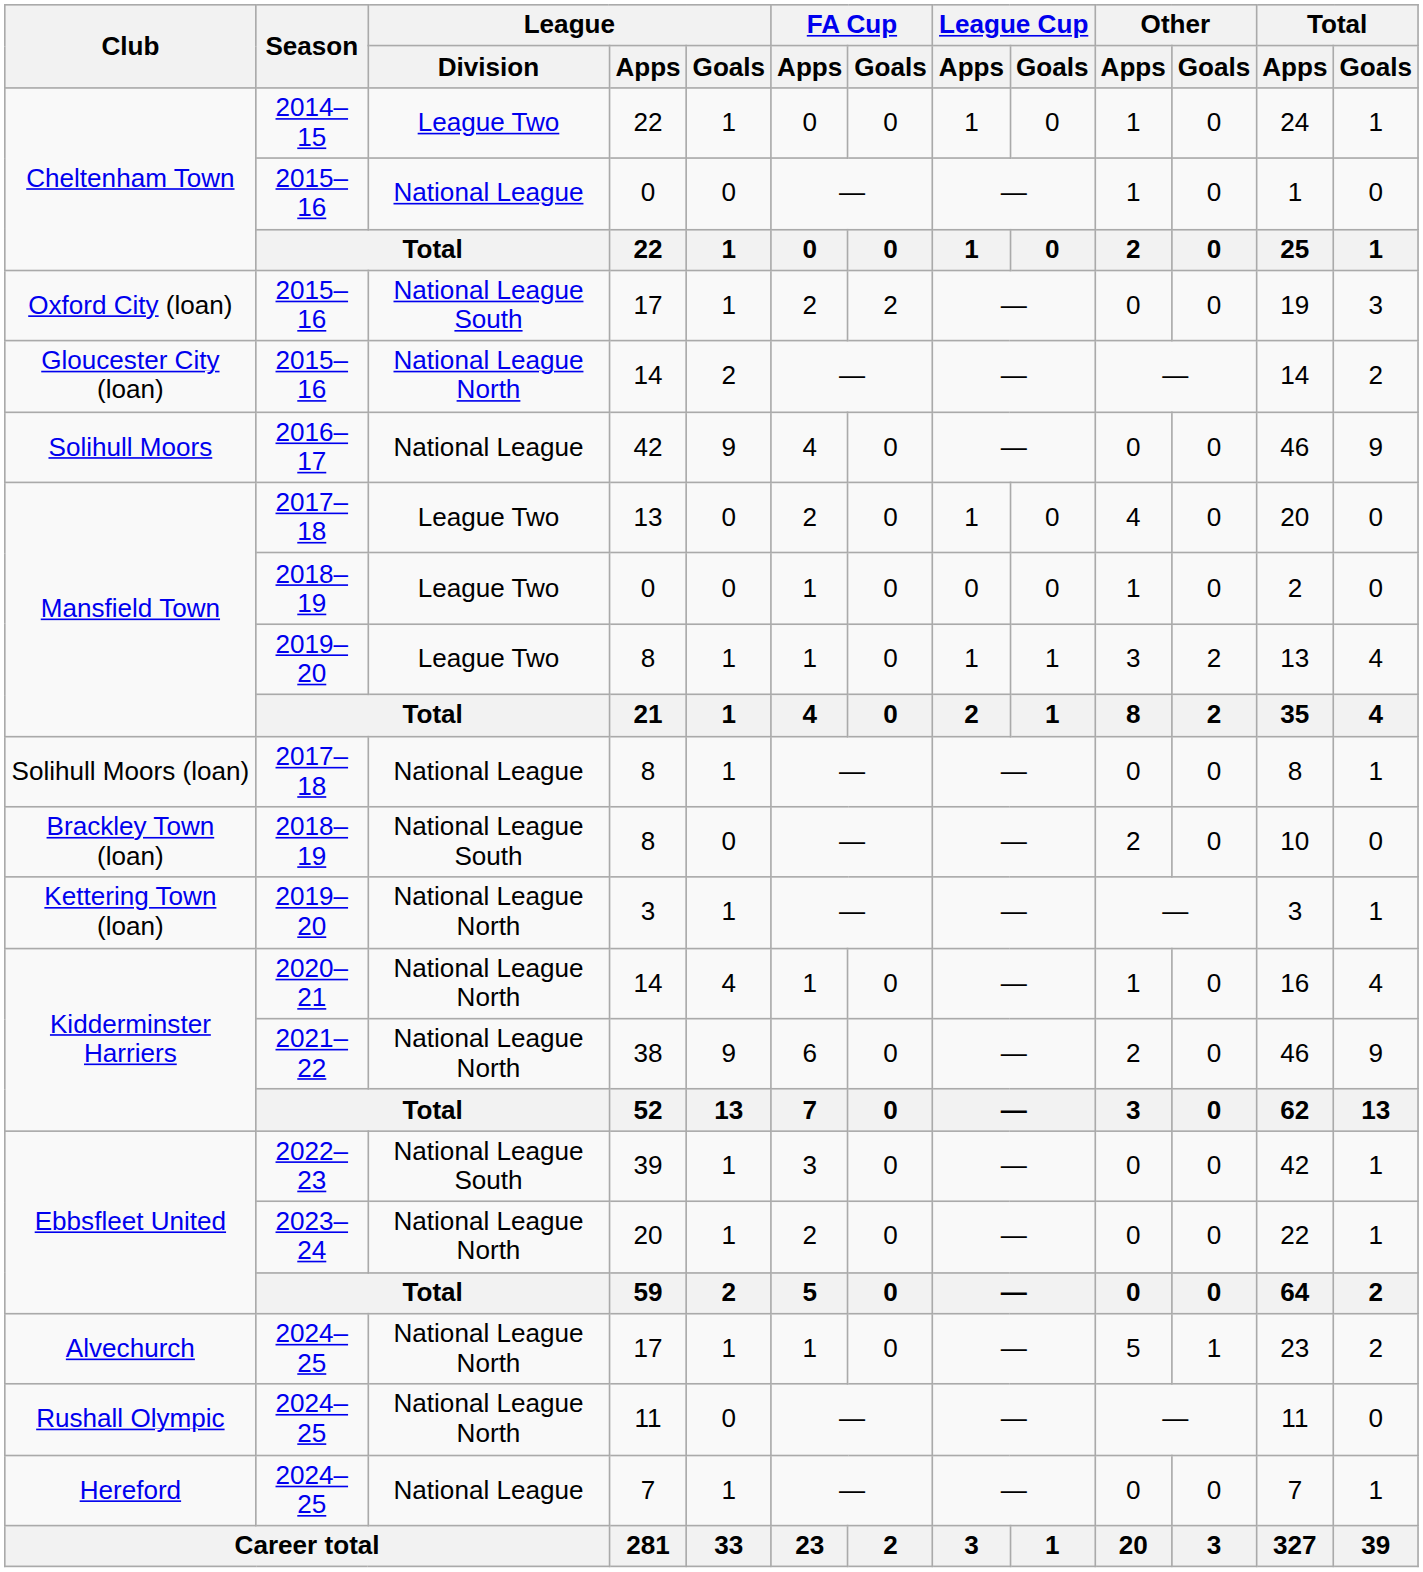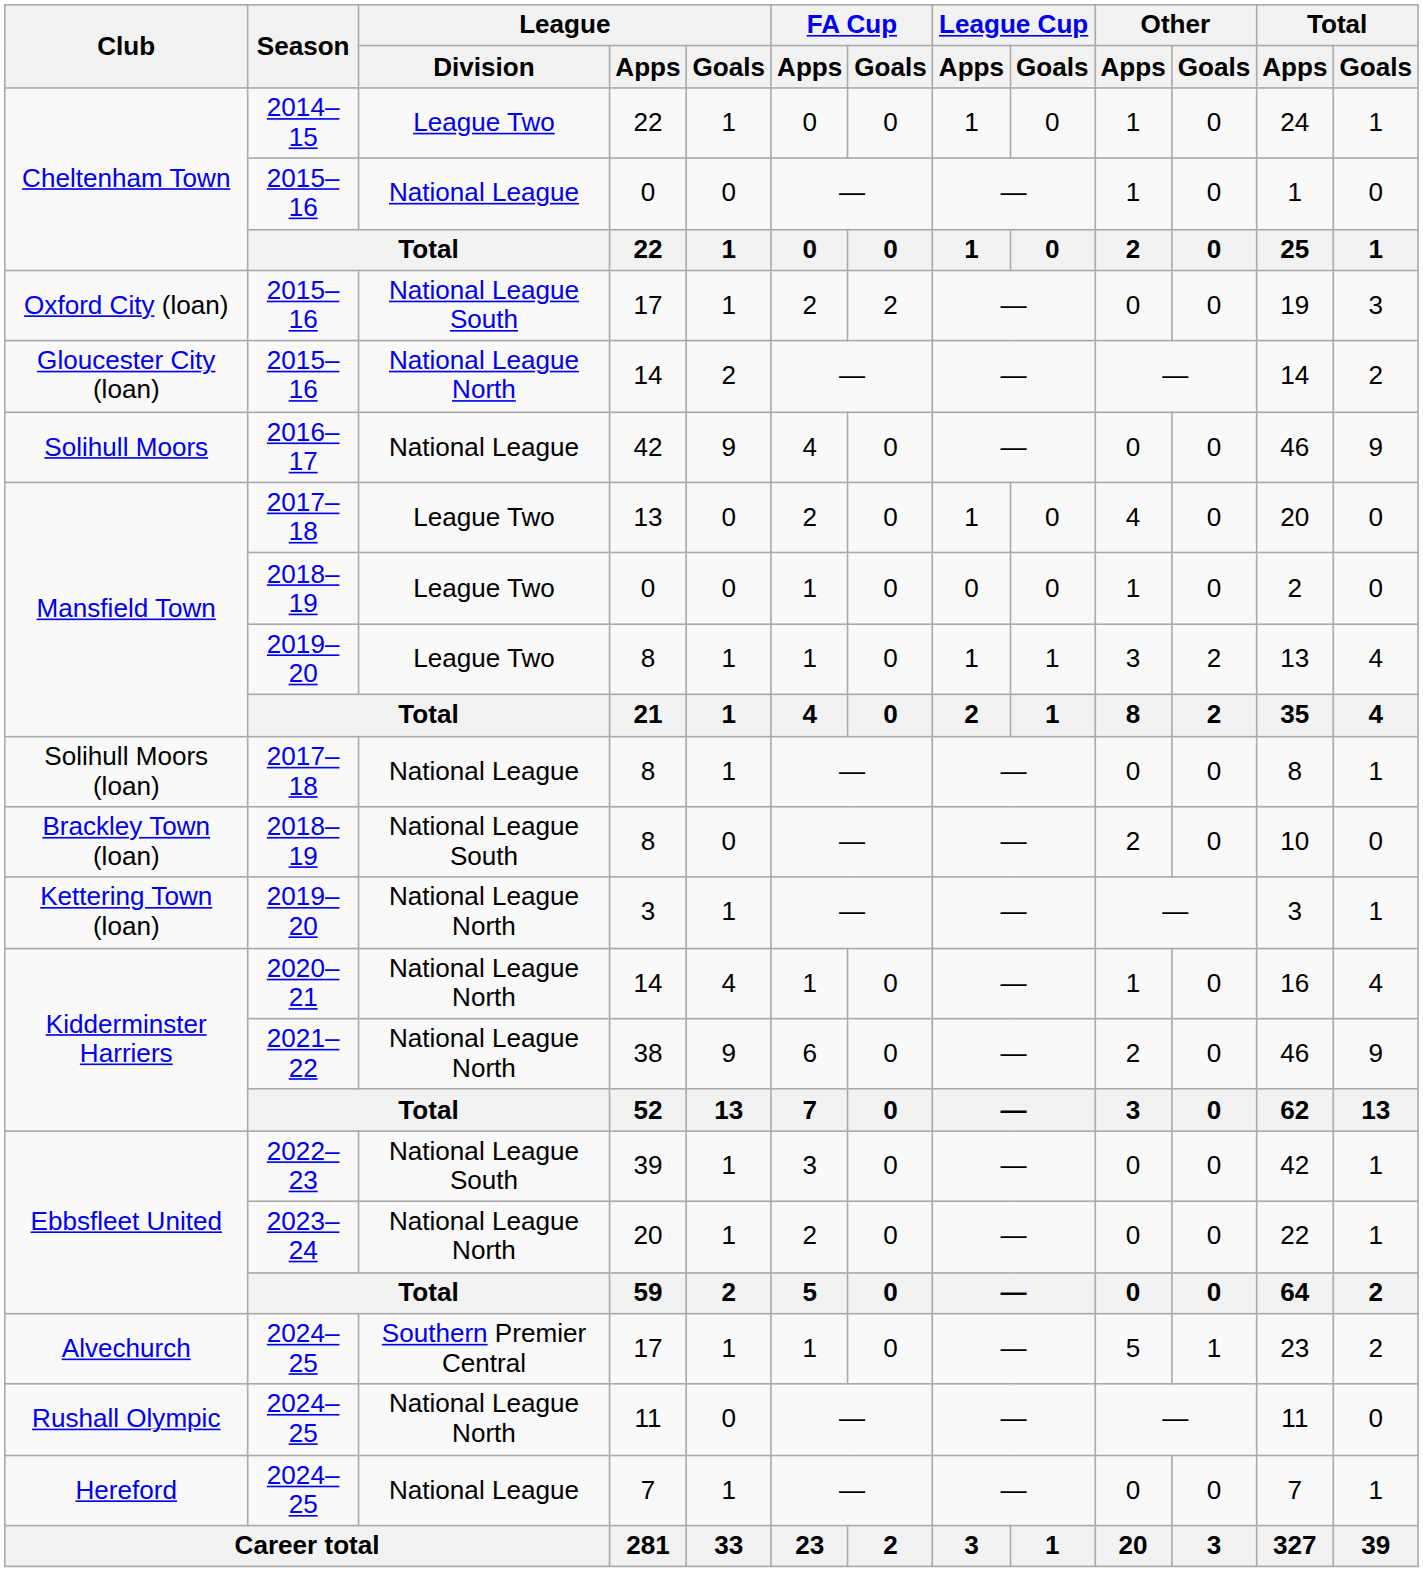(488, 1348) National League North -> (484, 1348) Southern Premier Central
